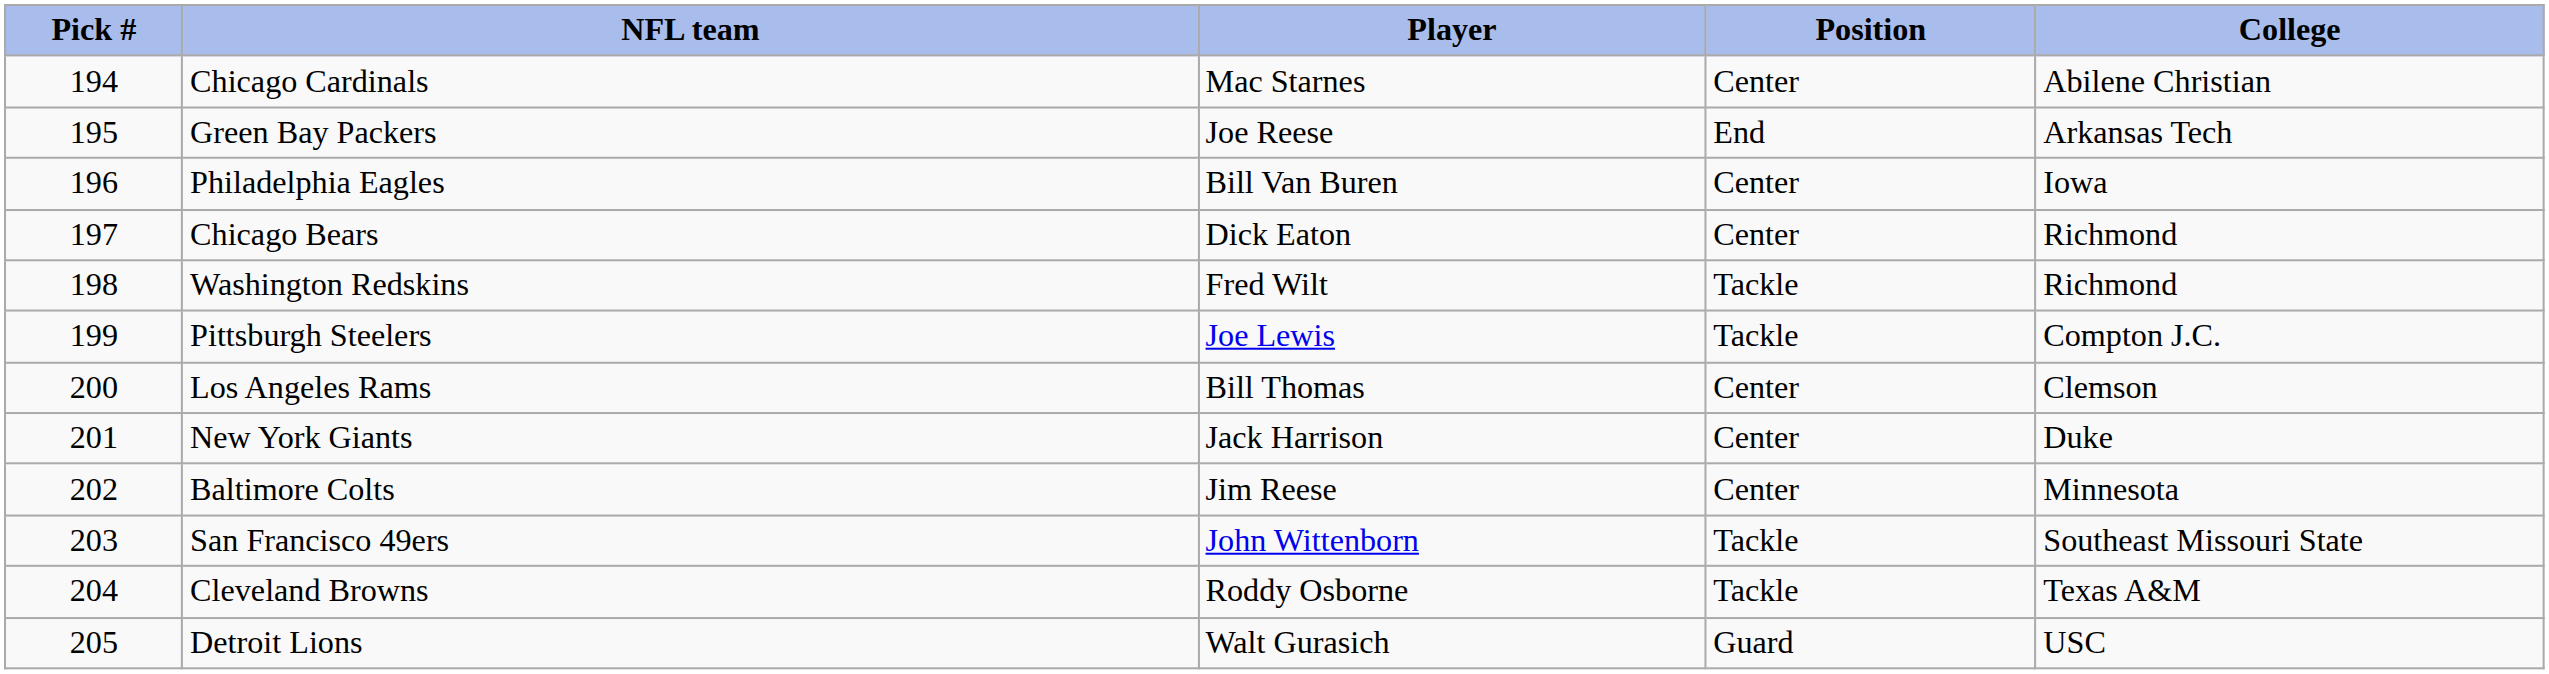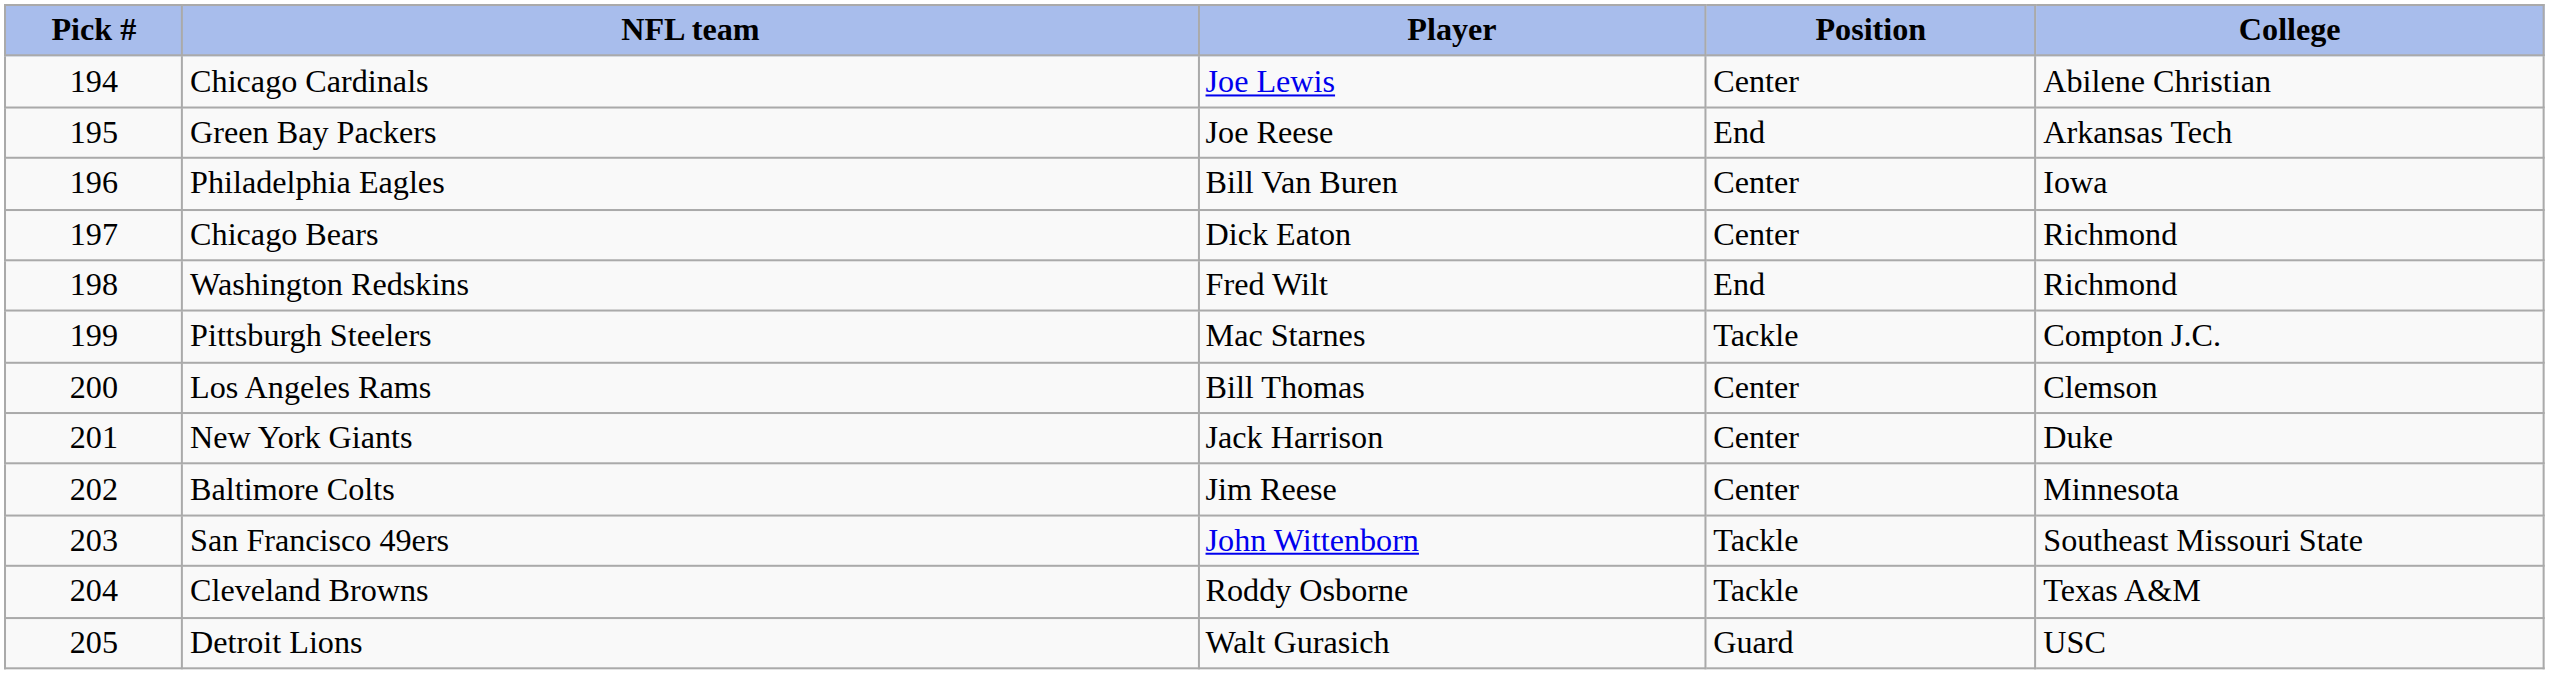(1285, 81) Mac Starnes -> (1270, 81) Joe Lewis
(1756, 285) Tackle -> (1739, 285) End
(1270, 336) Joe Lewis -> (1285, 336) Mac Starnes
